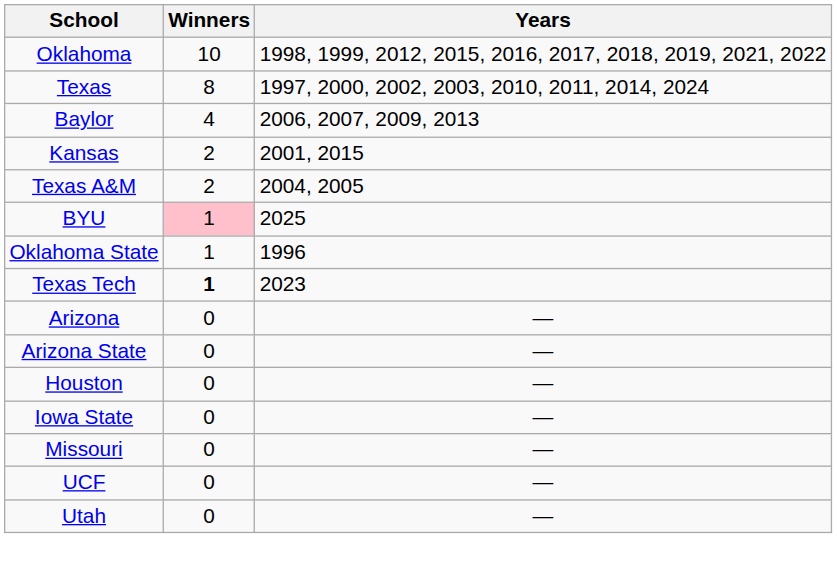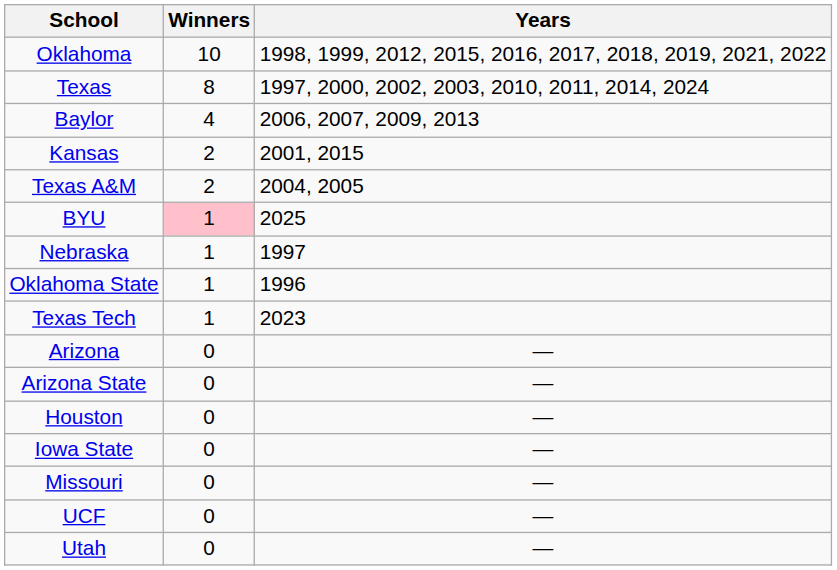+ row: (84, 251)
(209, 284) bold -> (209, 317) normal
